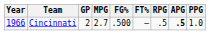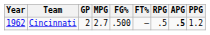(16, 24) 1966 -> (16, 24) 1962
(196, 24) 1.0 -> (196, 24) 1.2
